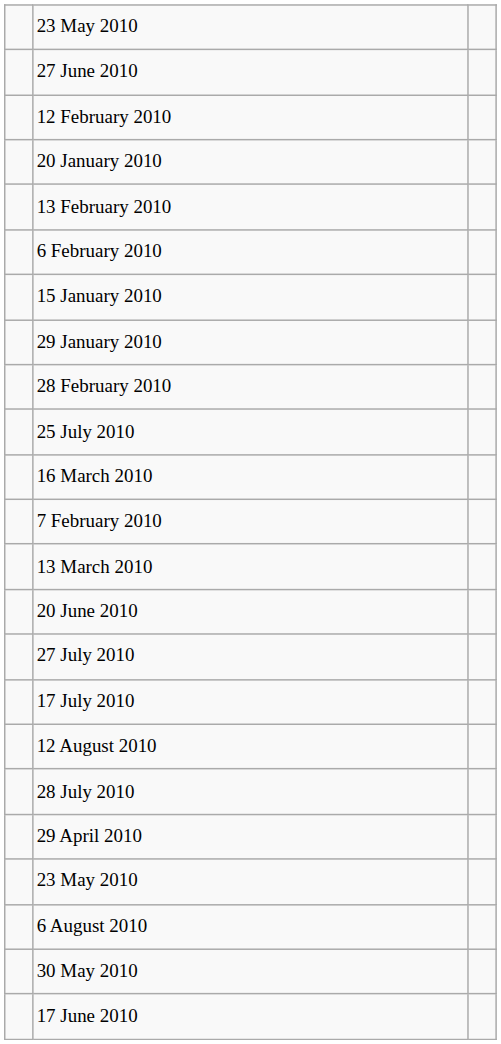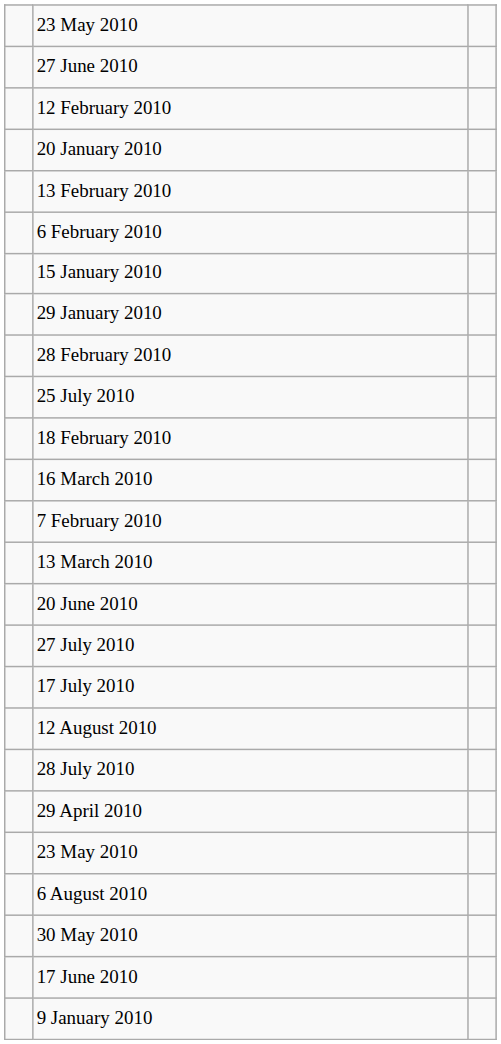+ row: (18, 439)
+ row: (18, 1018)
